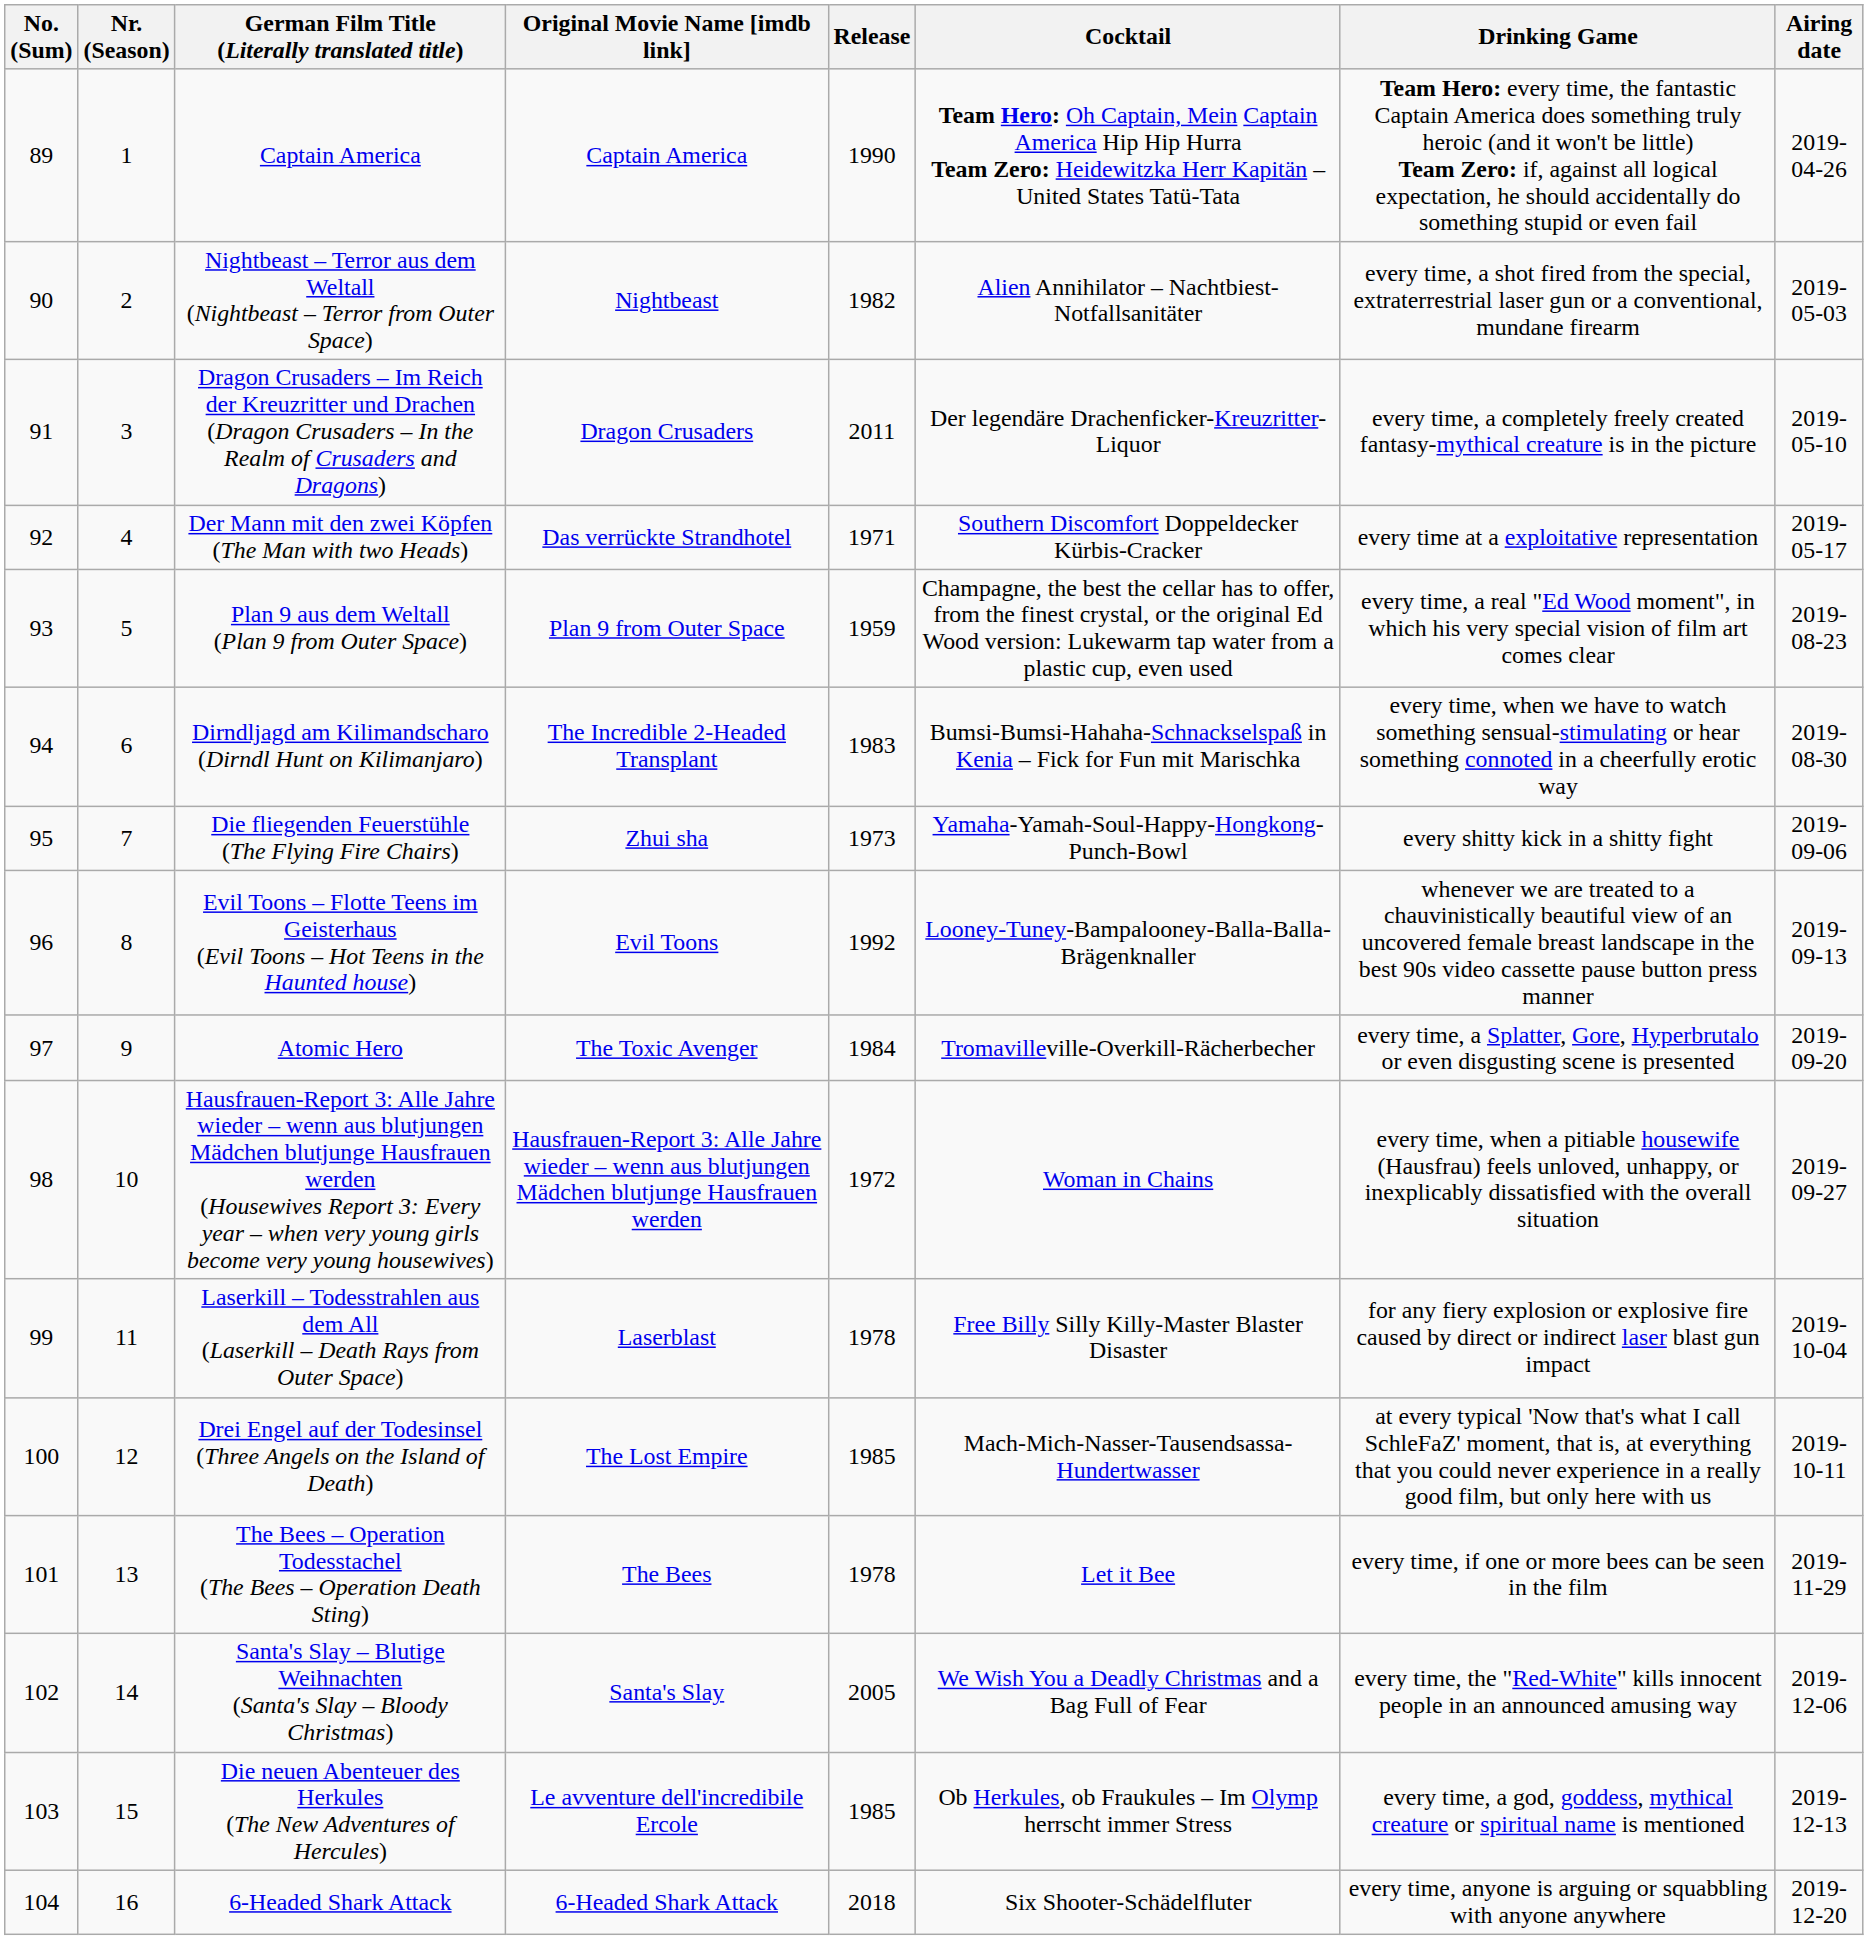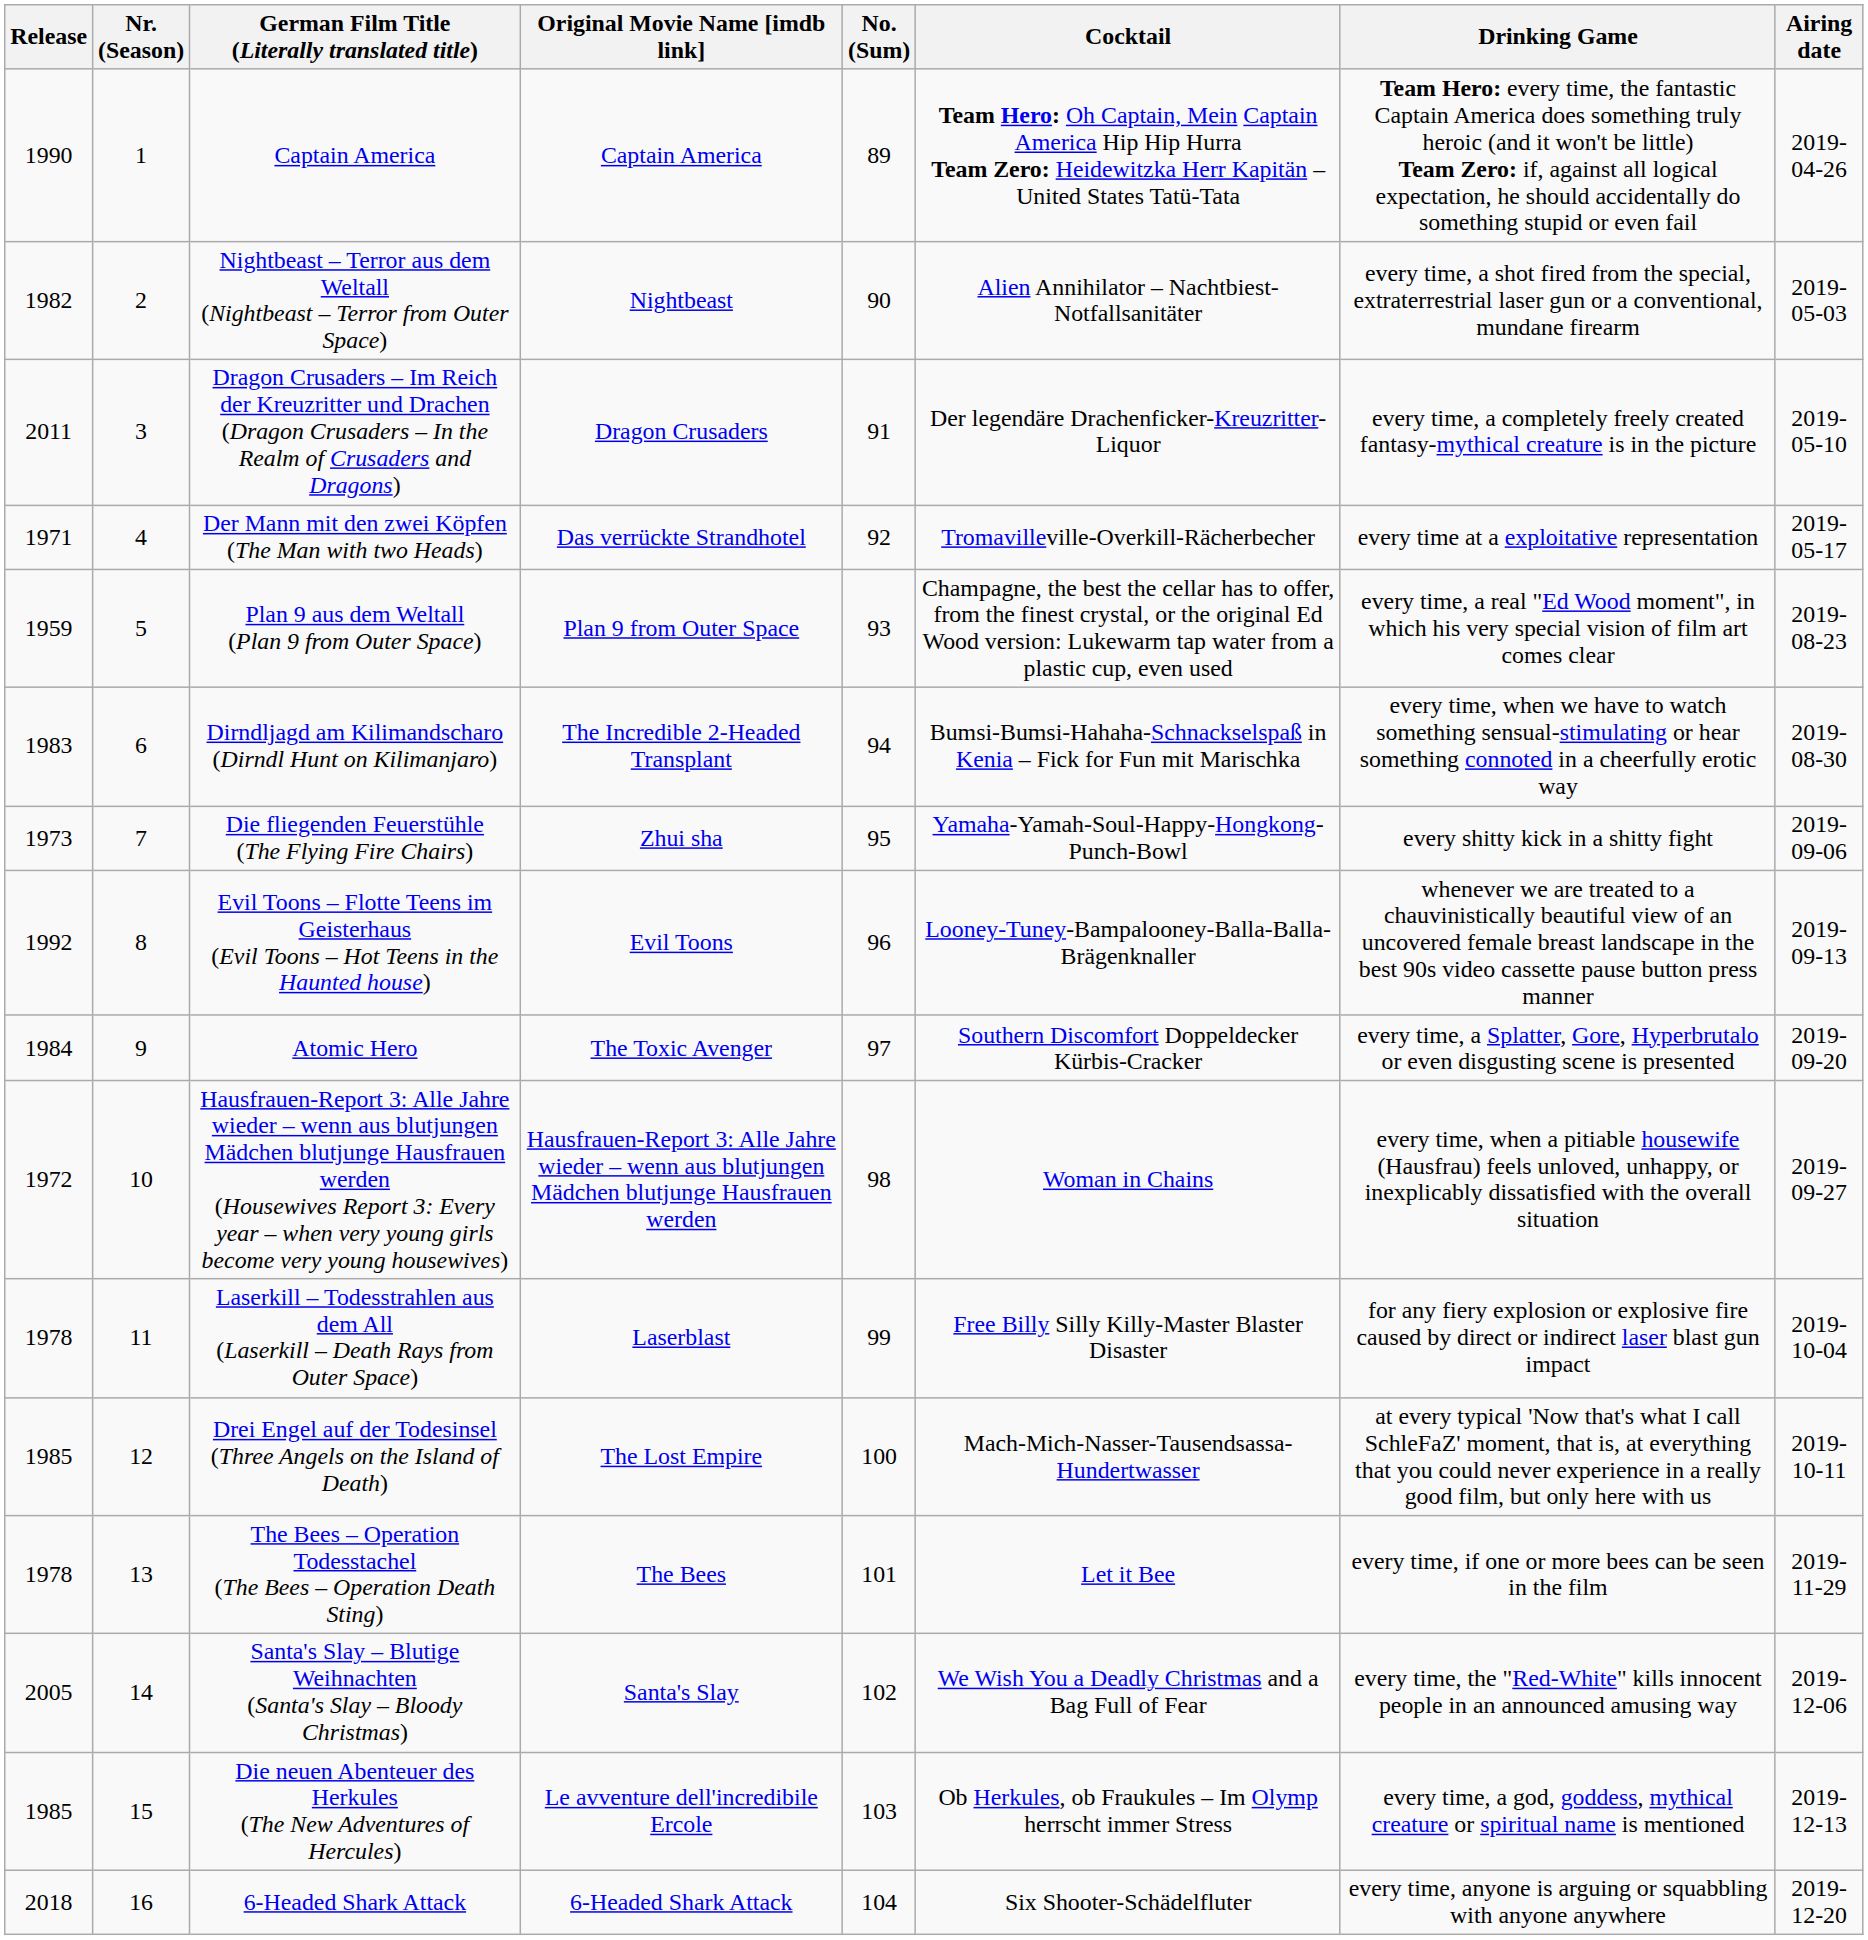columns swapped: (41, 36) <-> (872, 36)
(1128, 536) Southern Discomfort Doppeldecker Kürbis-Cracker -> (1128, 536) Tromavilleville-Overkill-Rächerbecher
(1128, 1047) Tromavilleville-Overkill-Rächerbecher -> (1128, 1047) Southern Discomfort Doppeldecker Kürbis-Cracker
